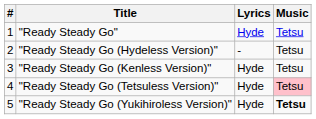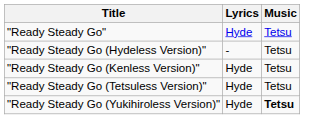- column: (10, 13)
(290, 86) pink background -> (278, 86) no background
